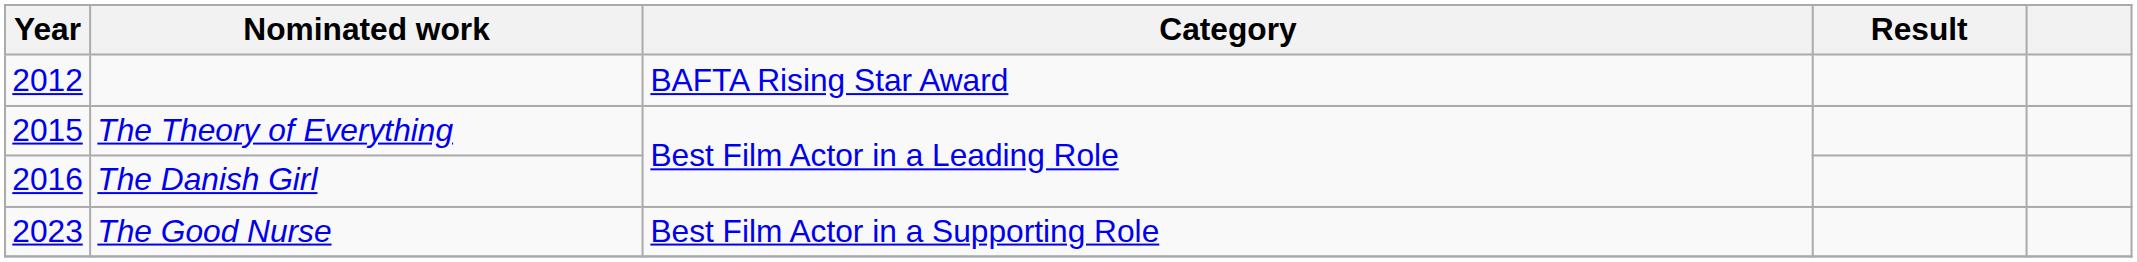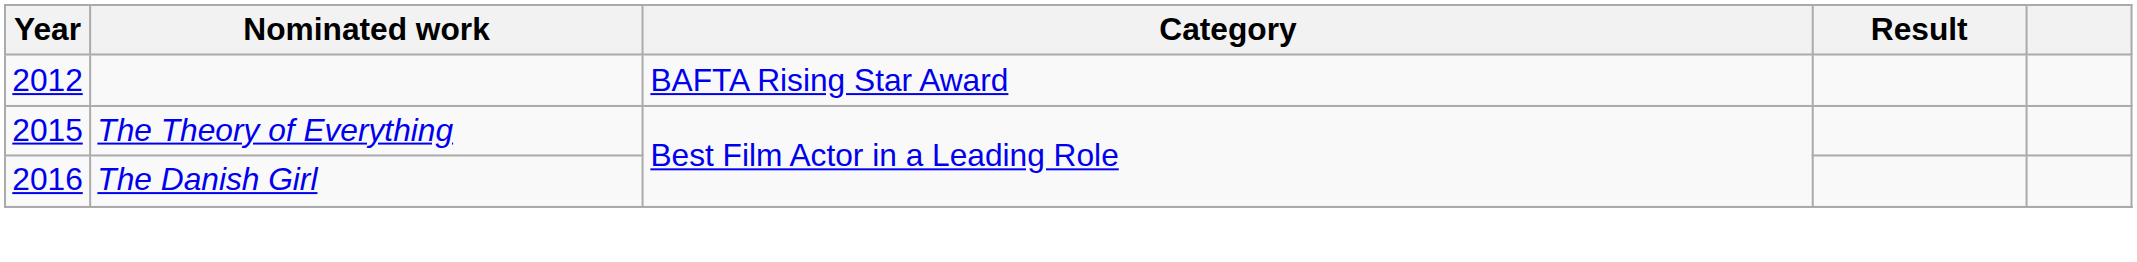- row: (48, 230)
